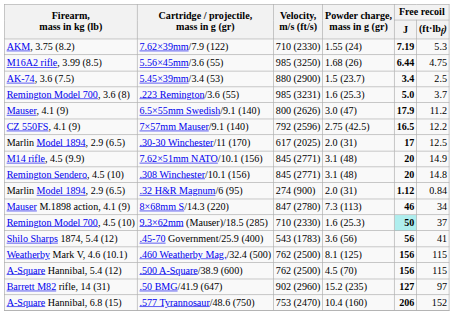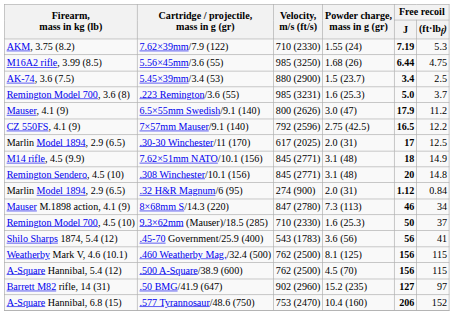(409, 159) 20 -> (409, 159) 18
(409, 222) paleturquoise background -> (409, 222) no background
